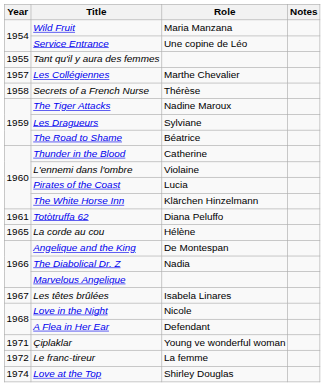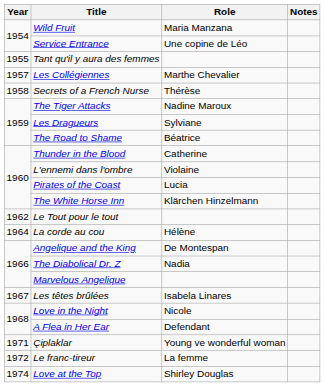- row: (61, 216)
+ row: (76, 216)
(18, 232) 1965 -> (18, 232) 1964
